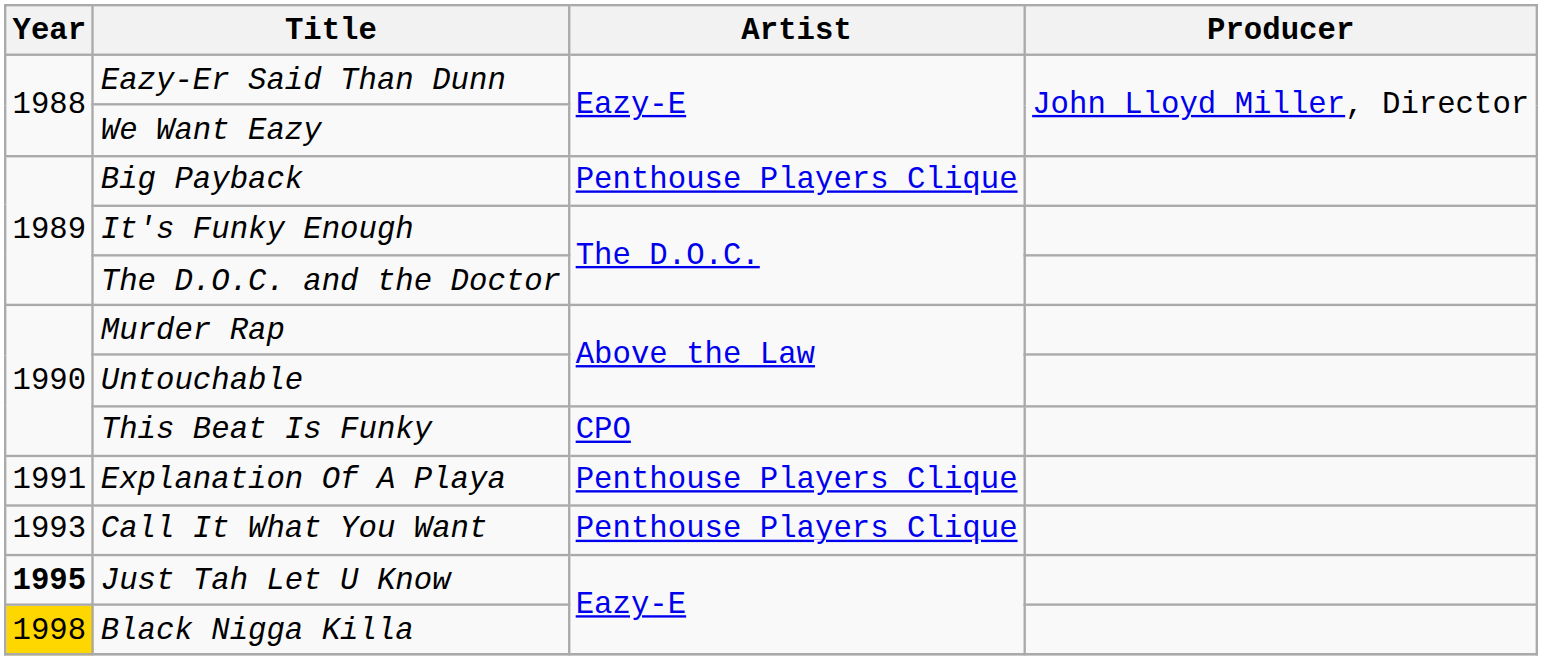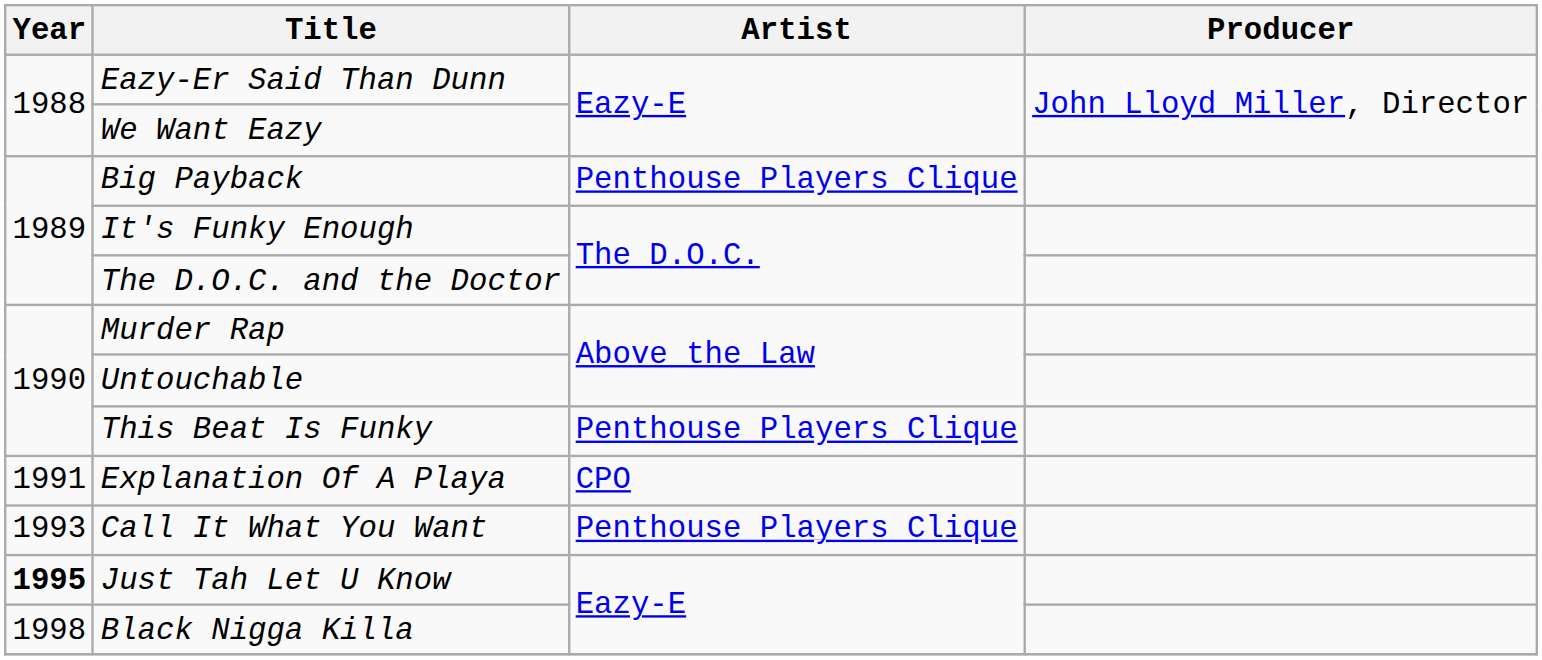(603, 430) CPO -> (797, 430) Penthouse Players Clique
(797, 480) Penthouse Players Clique -> (603, 480) CPO
(49, 630) gold background -> (49, 630) no background
